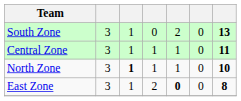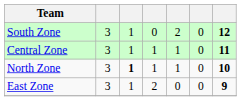(224, 31) 13 -> (224, 31) 12
(178, 86) bold -> (178, 86) normal
(224, 86) 8 -> (224, 86) 9
